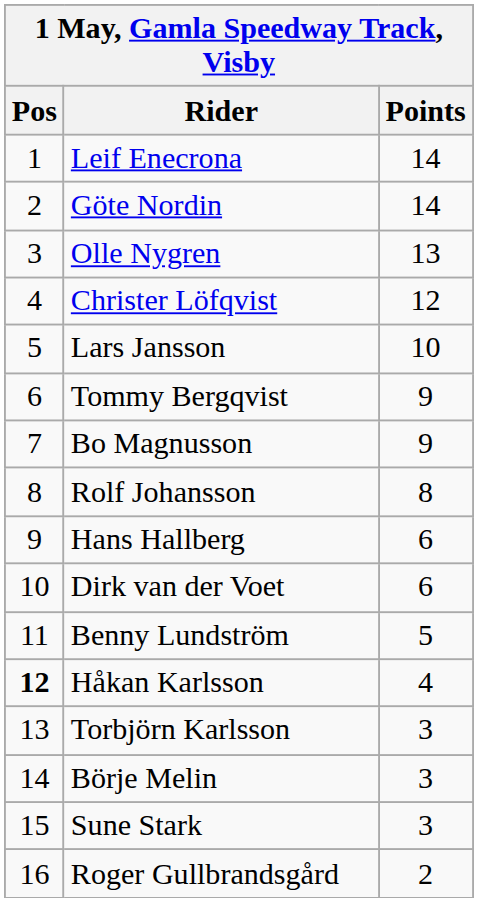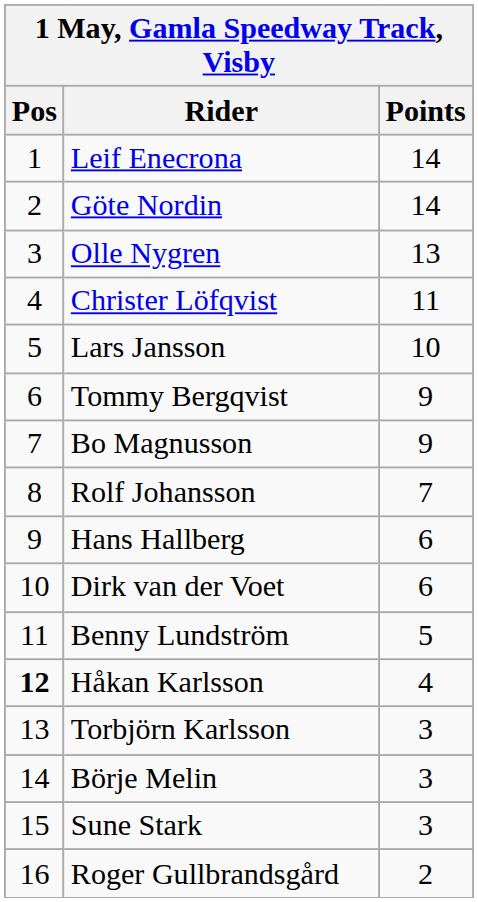(426, 300) 12 -> (426, 300) 11
(426, 491) 8 -> (426, 491) 7
